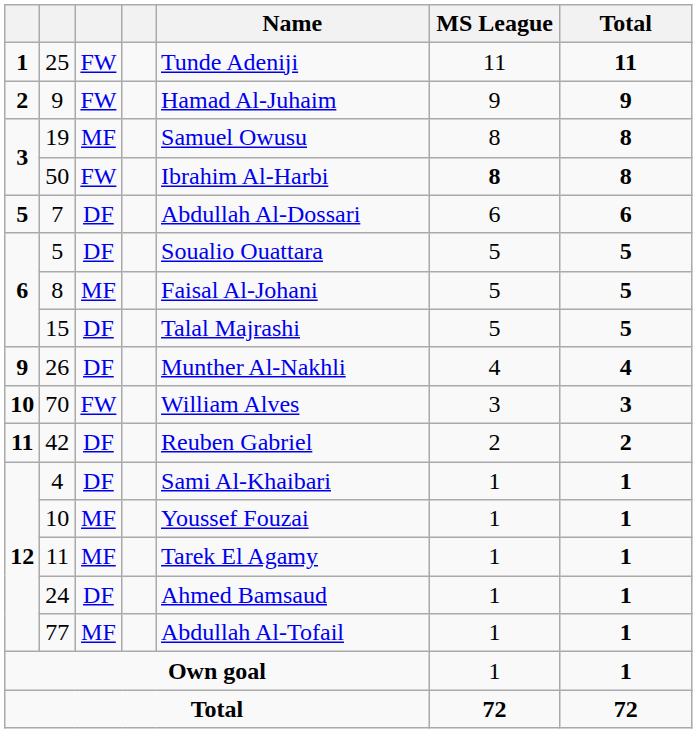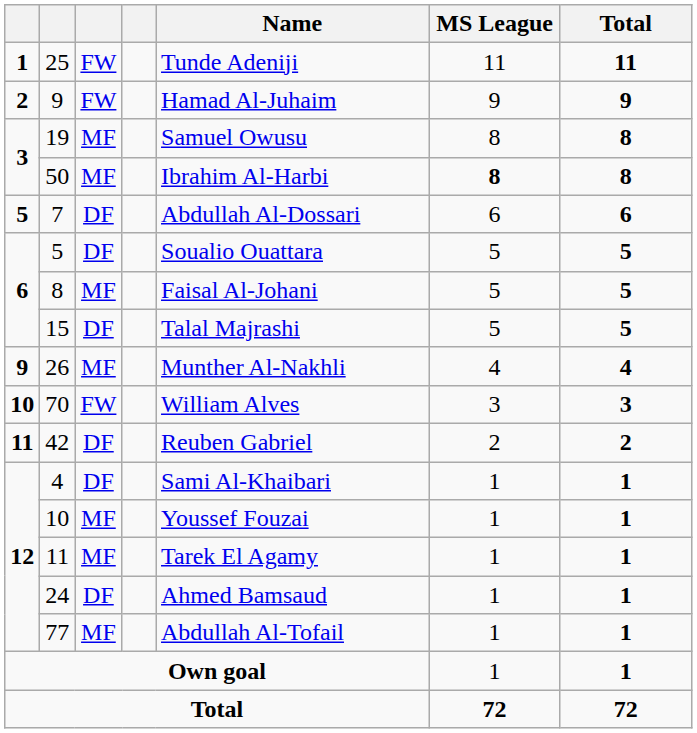(98, 175) FW -> (98, 175) MF
(98, 366) DF -> (98, 366) MF
